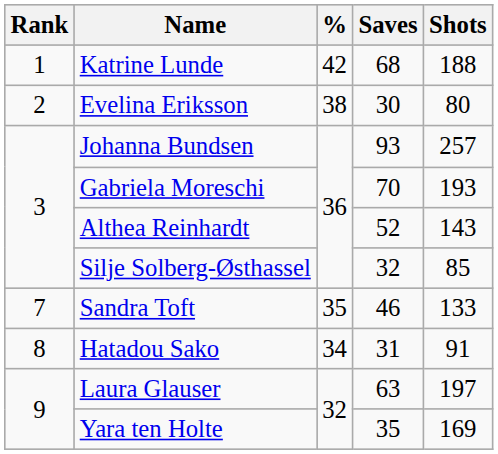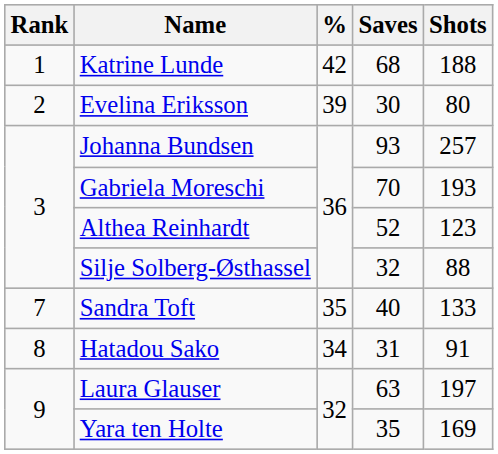(335, 105) 38 -> (335, 105) 39
(458, 227) 143 -> (458, 227) 123
(458, 267) 85 -> (458, 267) 88
(388, 308) 46 -> (388, 308) 40
